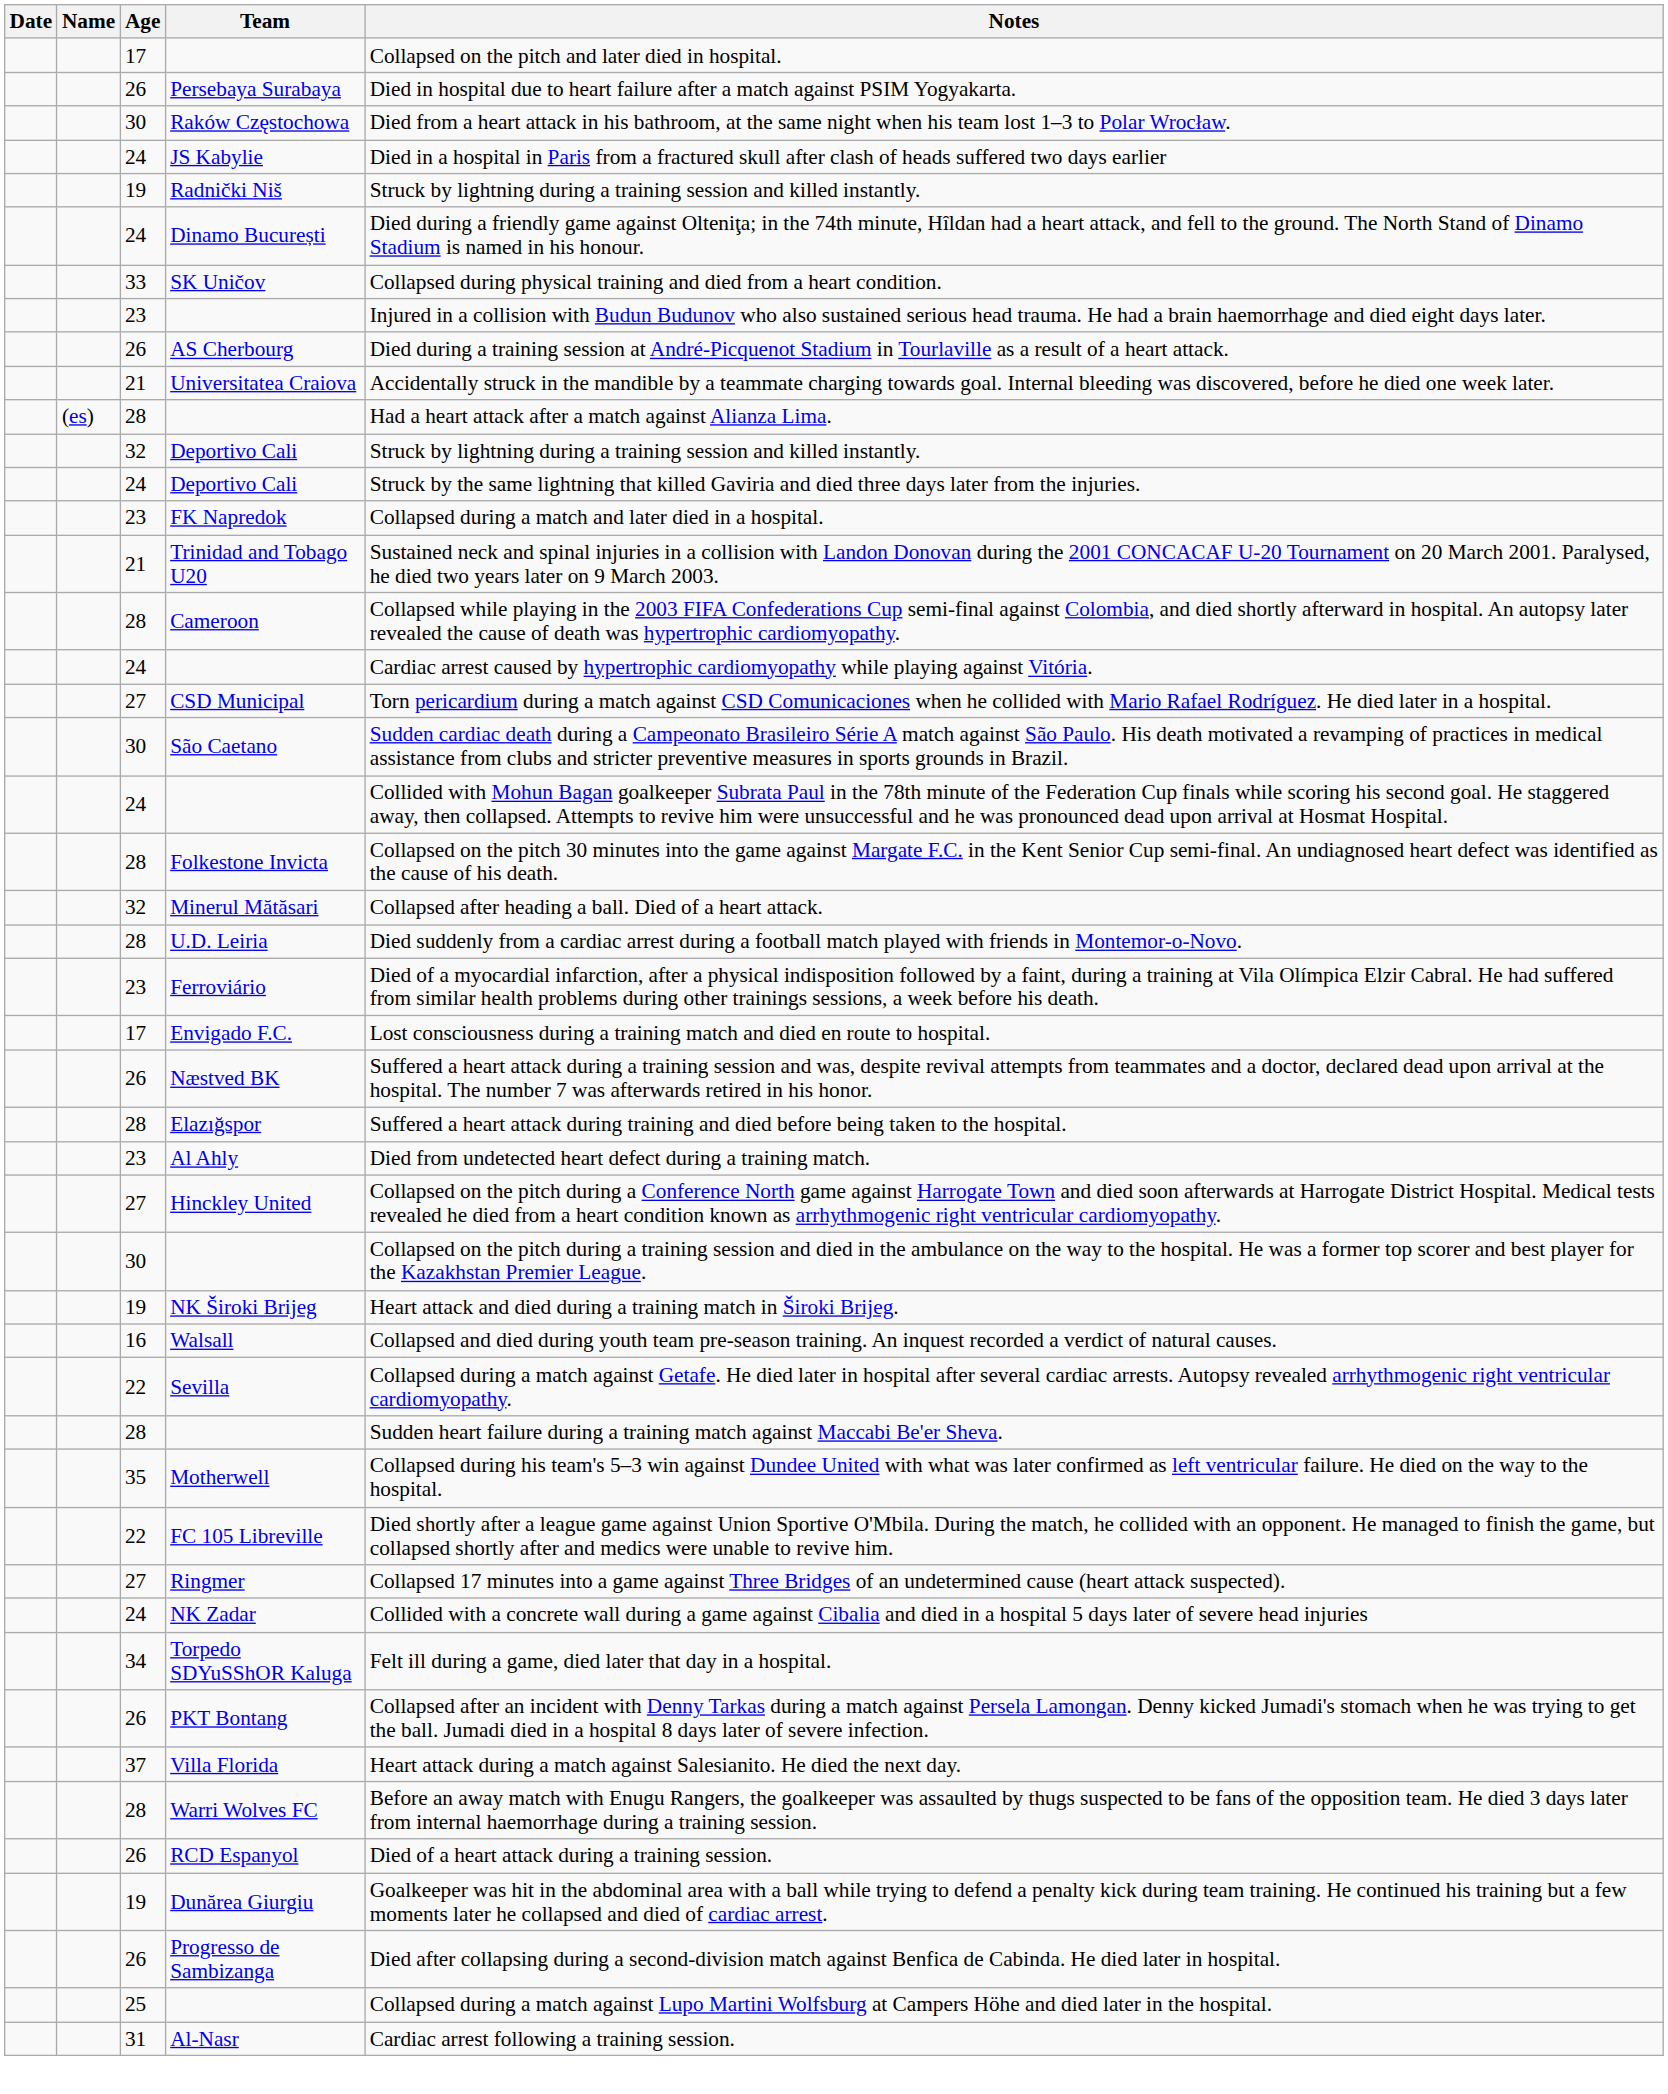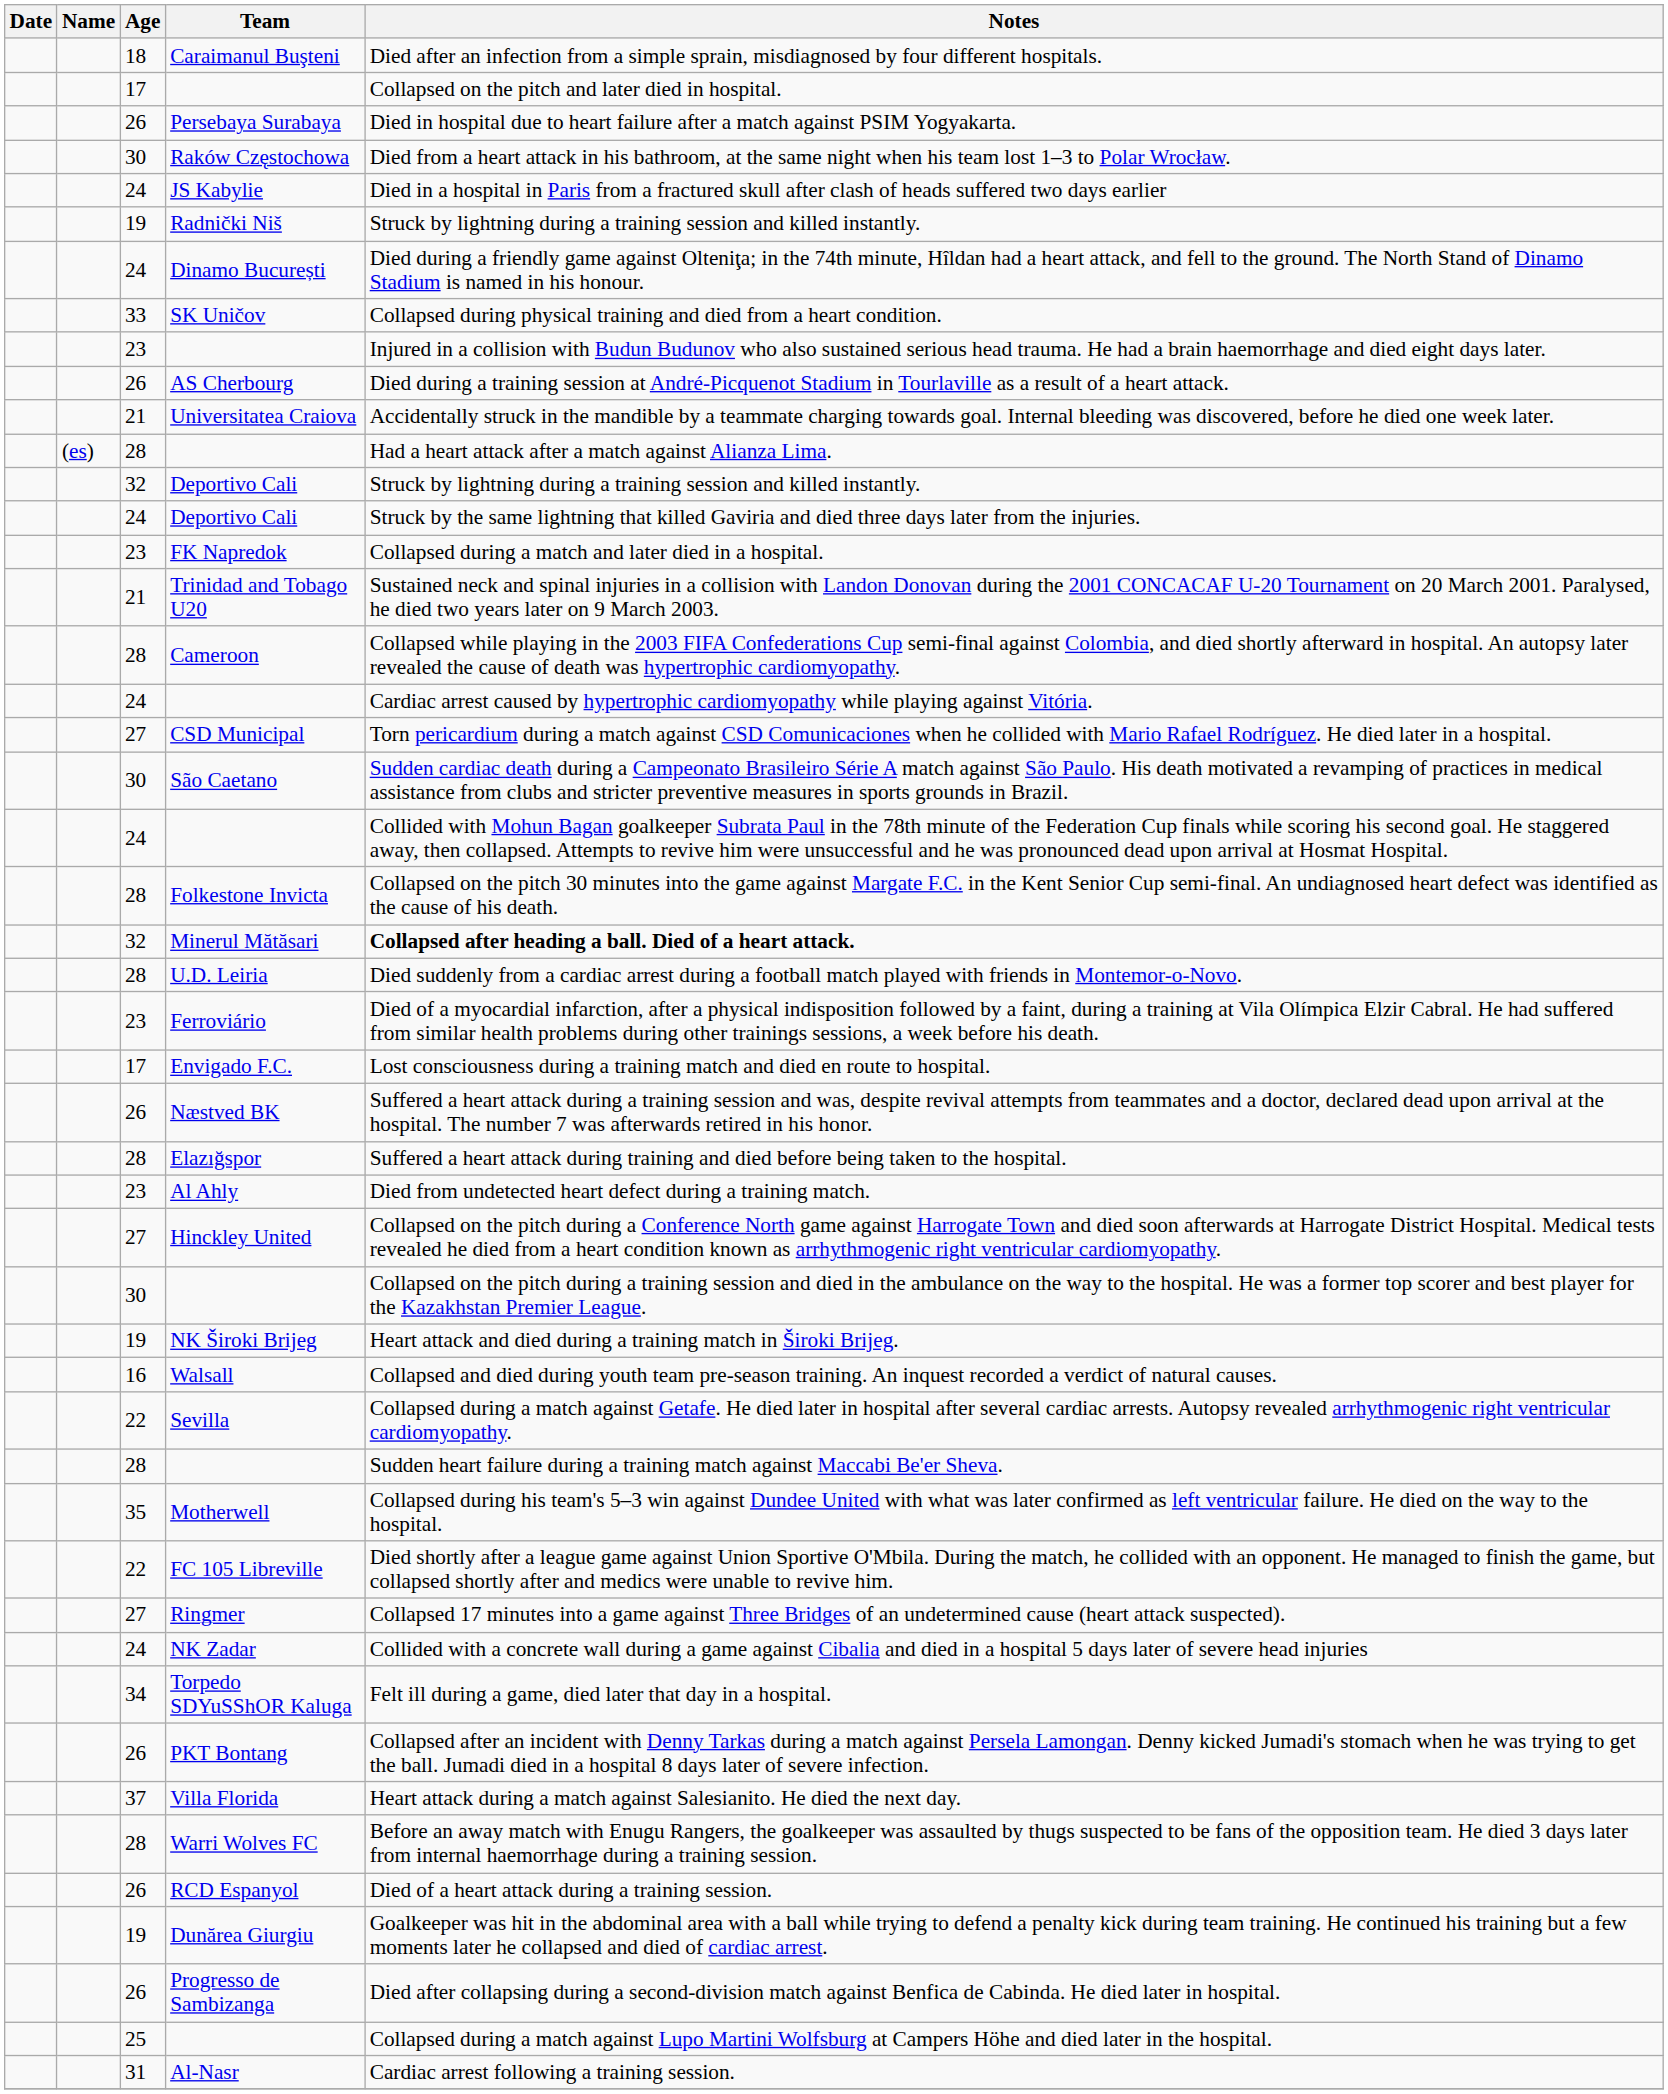+ row: (136, 55)
(596, 907) normal -> (612, 941) bold
